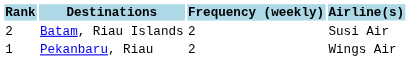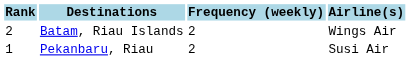(359, 31) Susi Air -> (363, 31) Wings Air
(363, 49) Wings Air -> (359, 49) Susi Air
